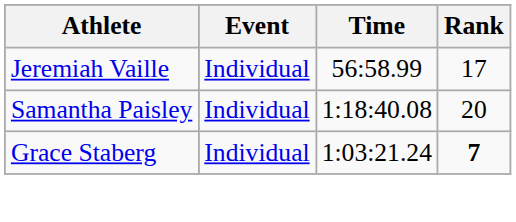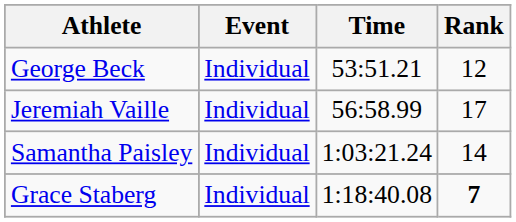+ row: (78, 68)
(377, 110) 1:18:40.08 -> (377, 152) 1:03:21.24
(474, 110) 20 -> (474, 152) 14
(377, 152) 1:03:21.24 -> (377, 195) 1:18:40.08
